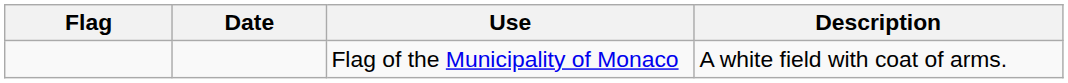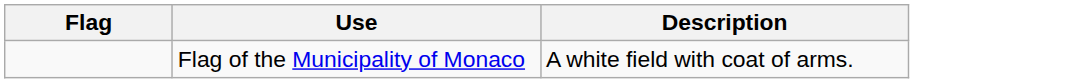- column: (249, 22)
